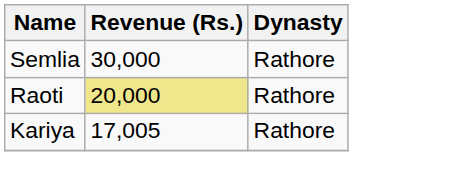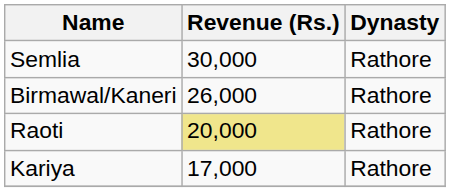+ row: (93, 95)
(125, 131) 17,005 -> (222, 167) 17,000
